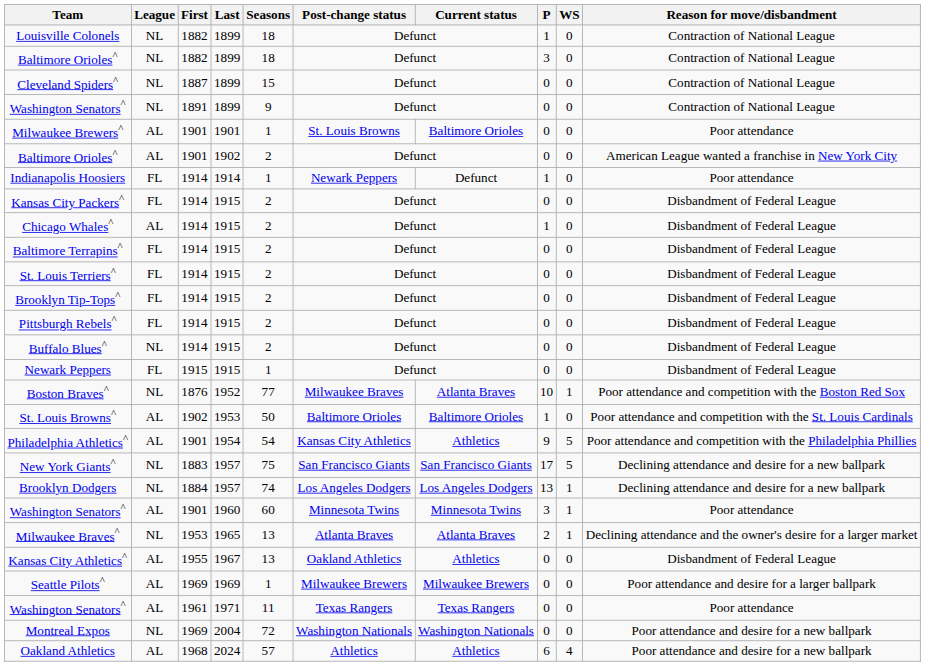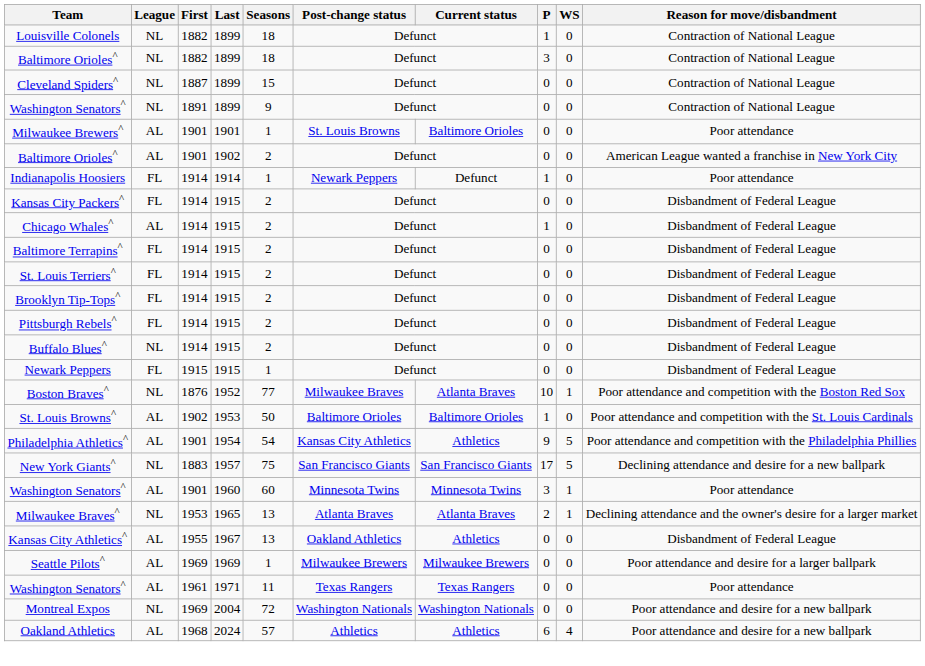- row: (68, 487)
